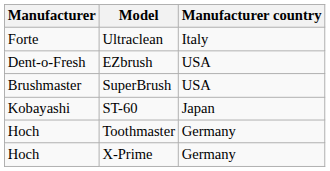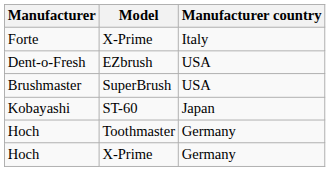+ row: (23, 39)
- row: (23, 39)
